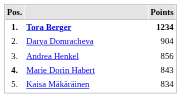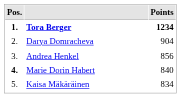(167, 70) 843 -> (167, 70) 840
